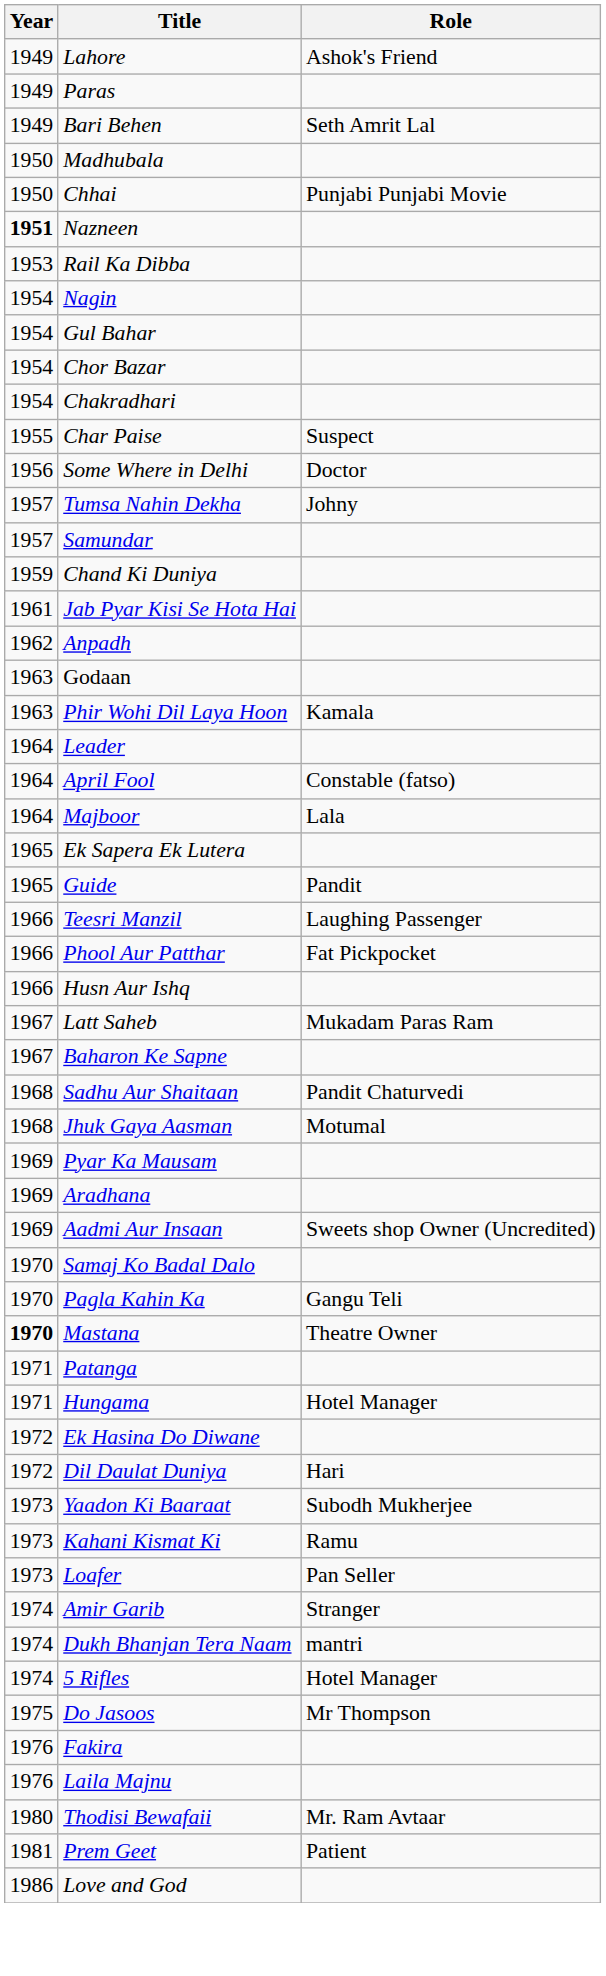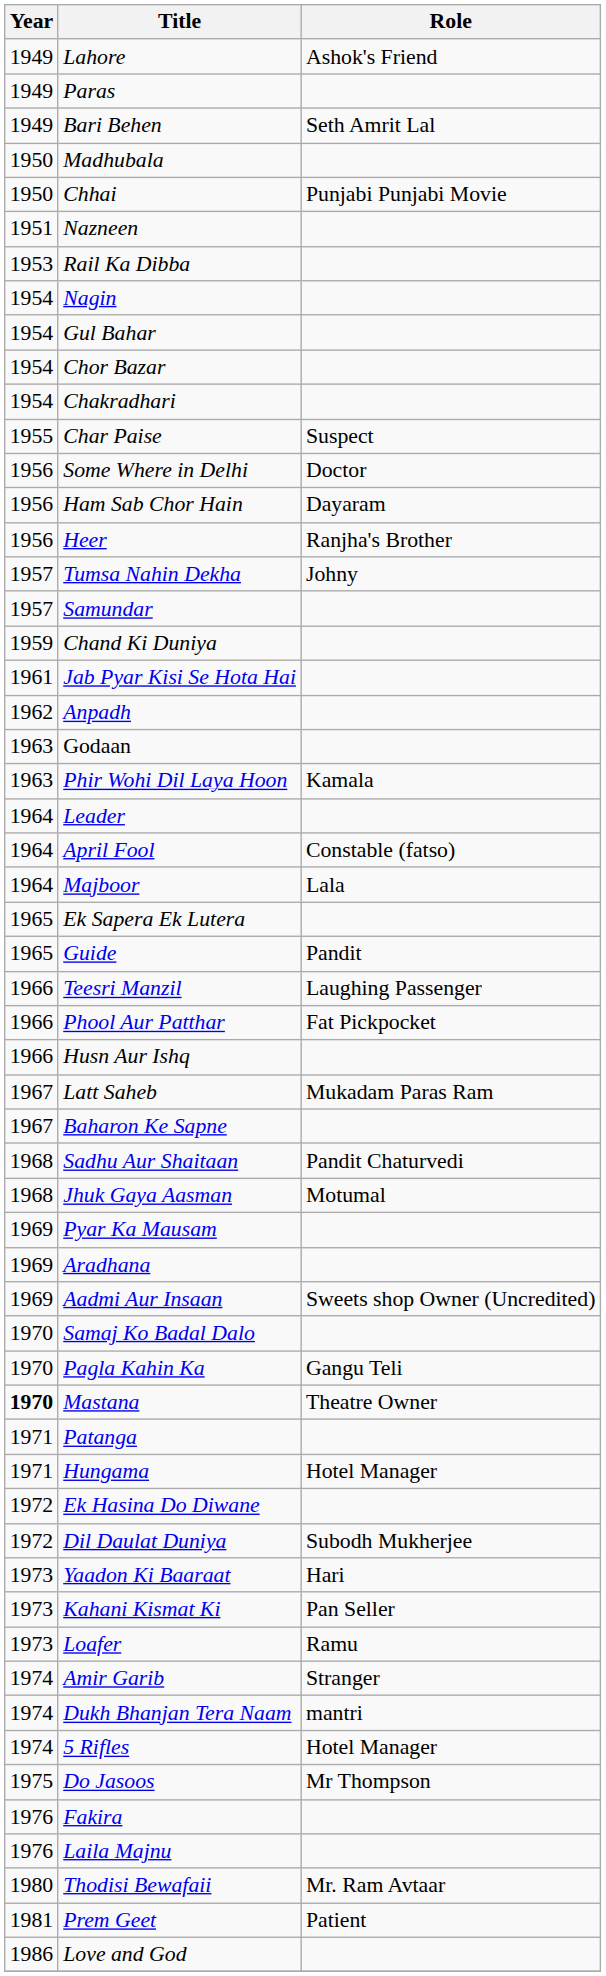(31, 228) bold -> (31, 228) normal
+ row: (153, 504)
+ row: (85, 539)
(325, 1471) Hari -> (389, 1540) Subodh Mukherjee
(389, 1505) Subodh Mukherjee -> (325, 1574) Hari
(332, 1540) Ramu -> (350, 1609) Pan Seller
(350, 1574) Pan Seller -> (332, 1643) Ramu
